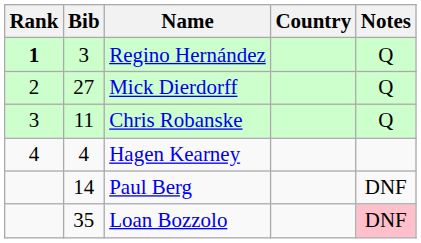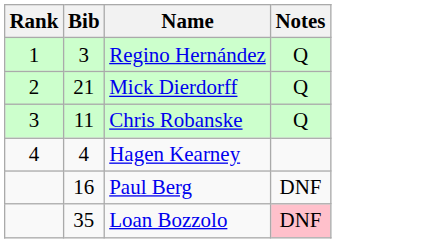- column: (313, 21)
(34, 54) bold -> (34, 54) normal
(84, 87) 27 -> (84, 87) 21
(84, 187) 14 -> (84, 187) 16
